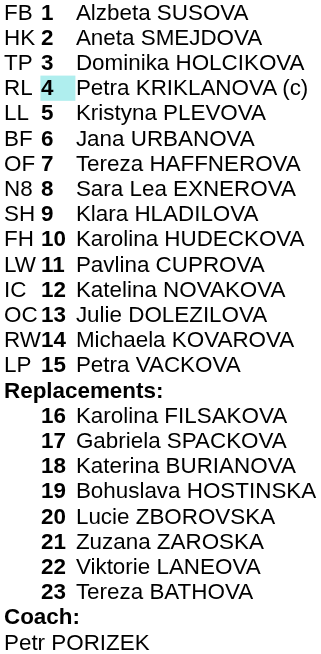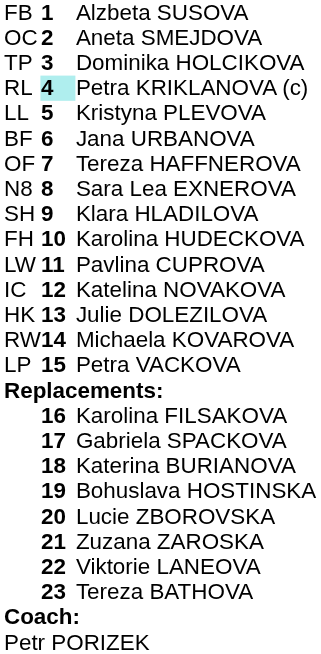(20, 37) HK -> (21, 37) OC
(21, 314) OC -> (20, 314) HK
